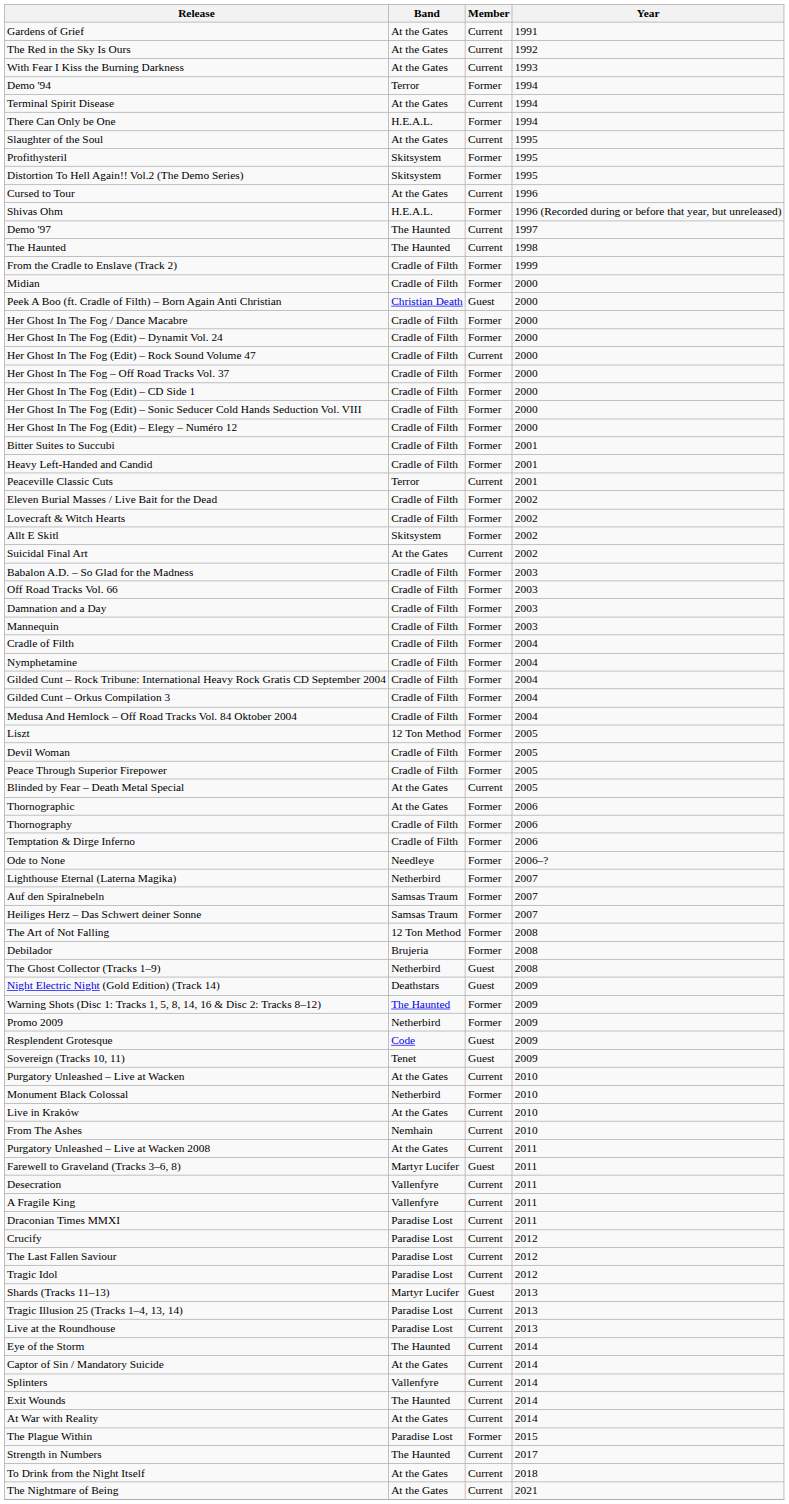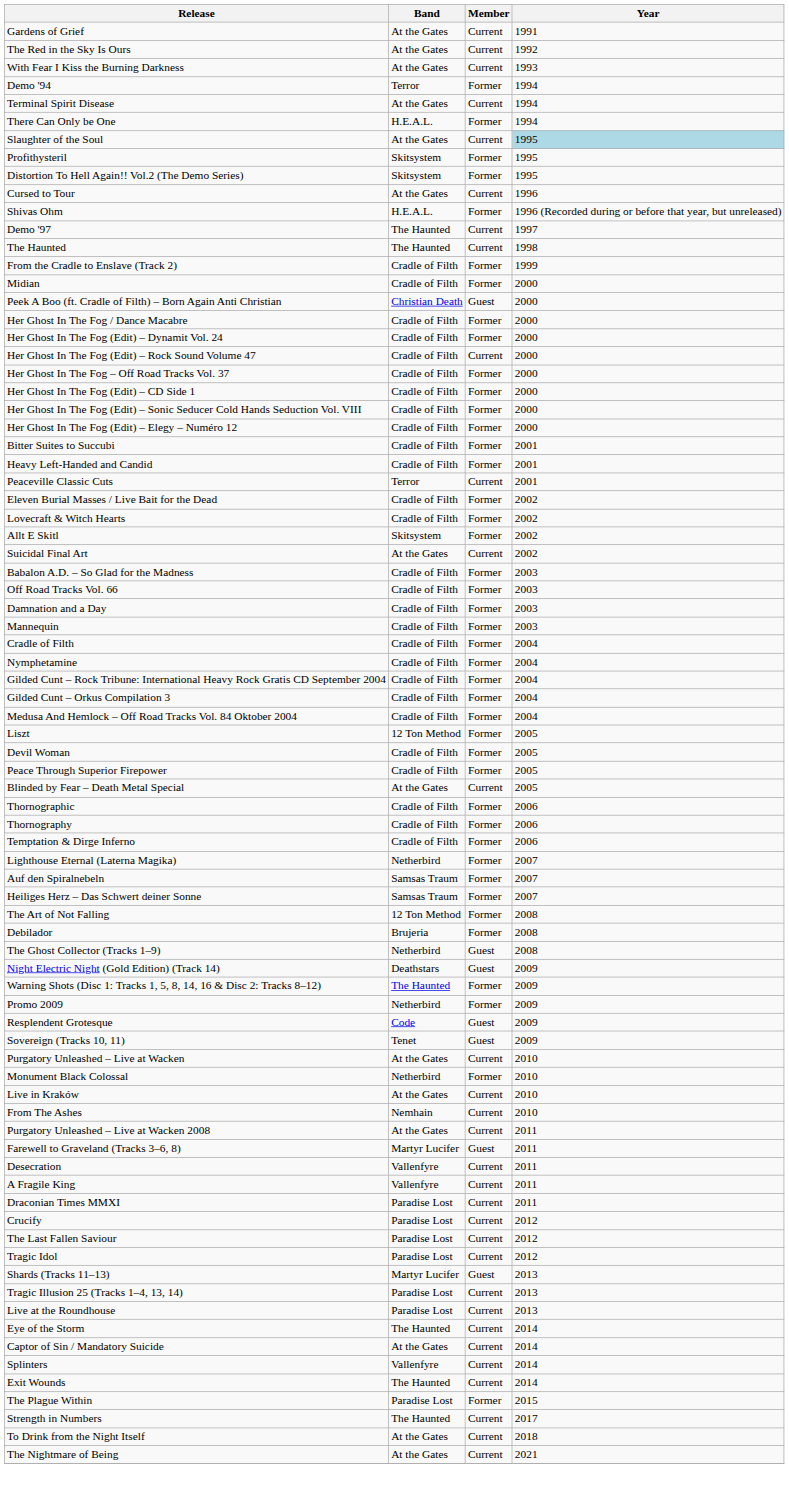(526, 139) no background -> (526, 139) lightblue background
(420, 806) At the Gates -> (425, 806) Cradle of Filth
- row: (36, 860)
- row: (53, 1418)
